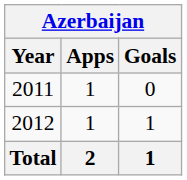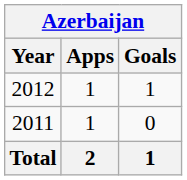rows swapped: (33, 89) <-> (33, 123)
